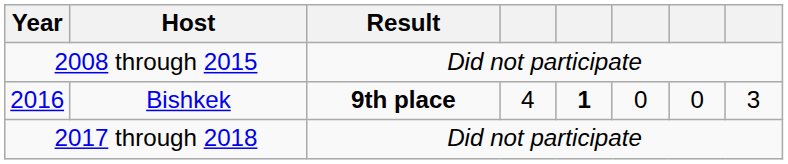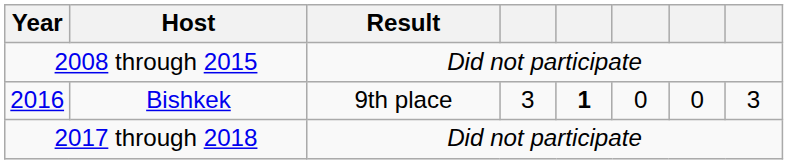(403, 100) bold -> (403, 100) normal
(528, 100) 4 -> (528, 100) 3
